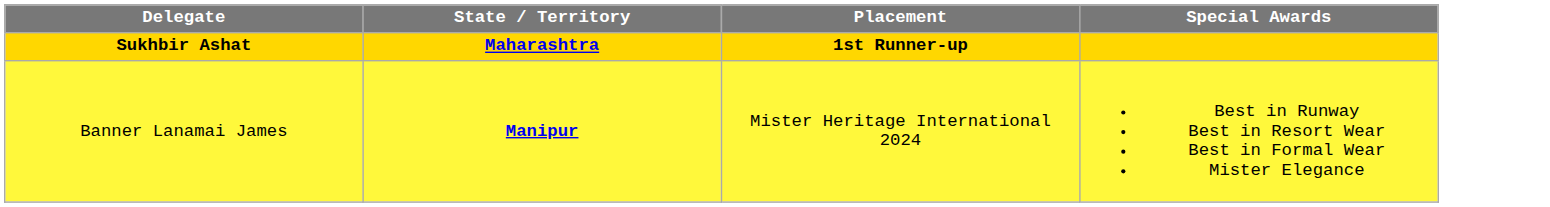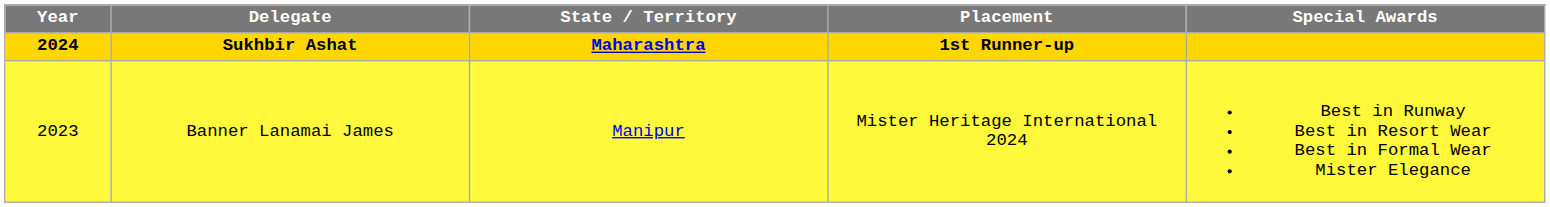+ column: (58, 19)
(542, 131) bold -> (648, 131) normal
